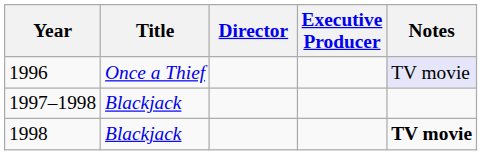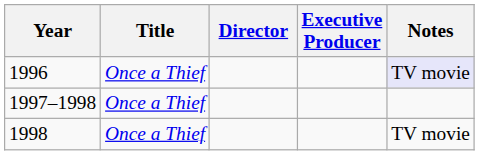(143, 103) Blackjack -> (155, 103) Once a Thief
(143, 133) Blackjack -> (155, 133) Once a Thief
(432, 133) bold -> (431, 133) normal
